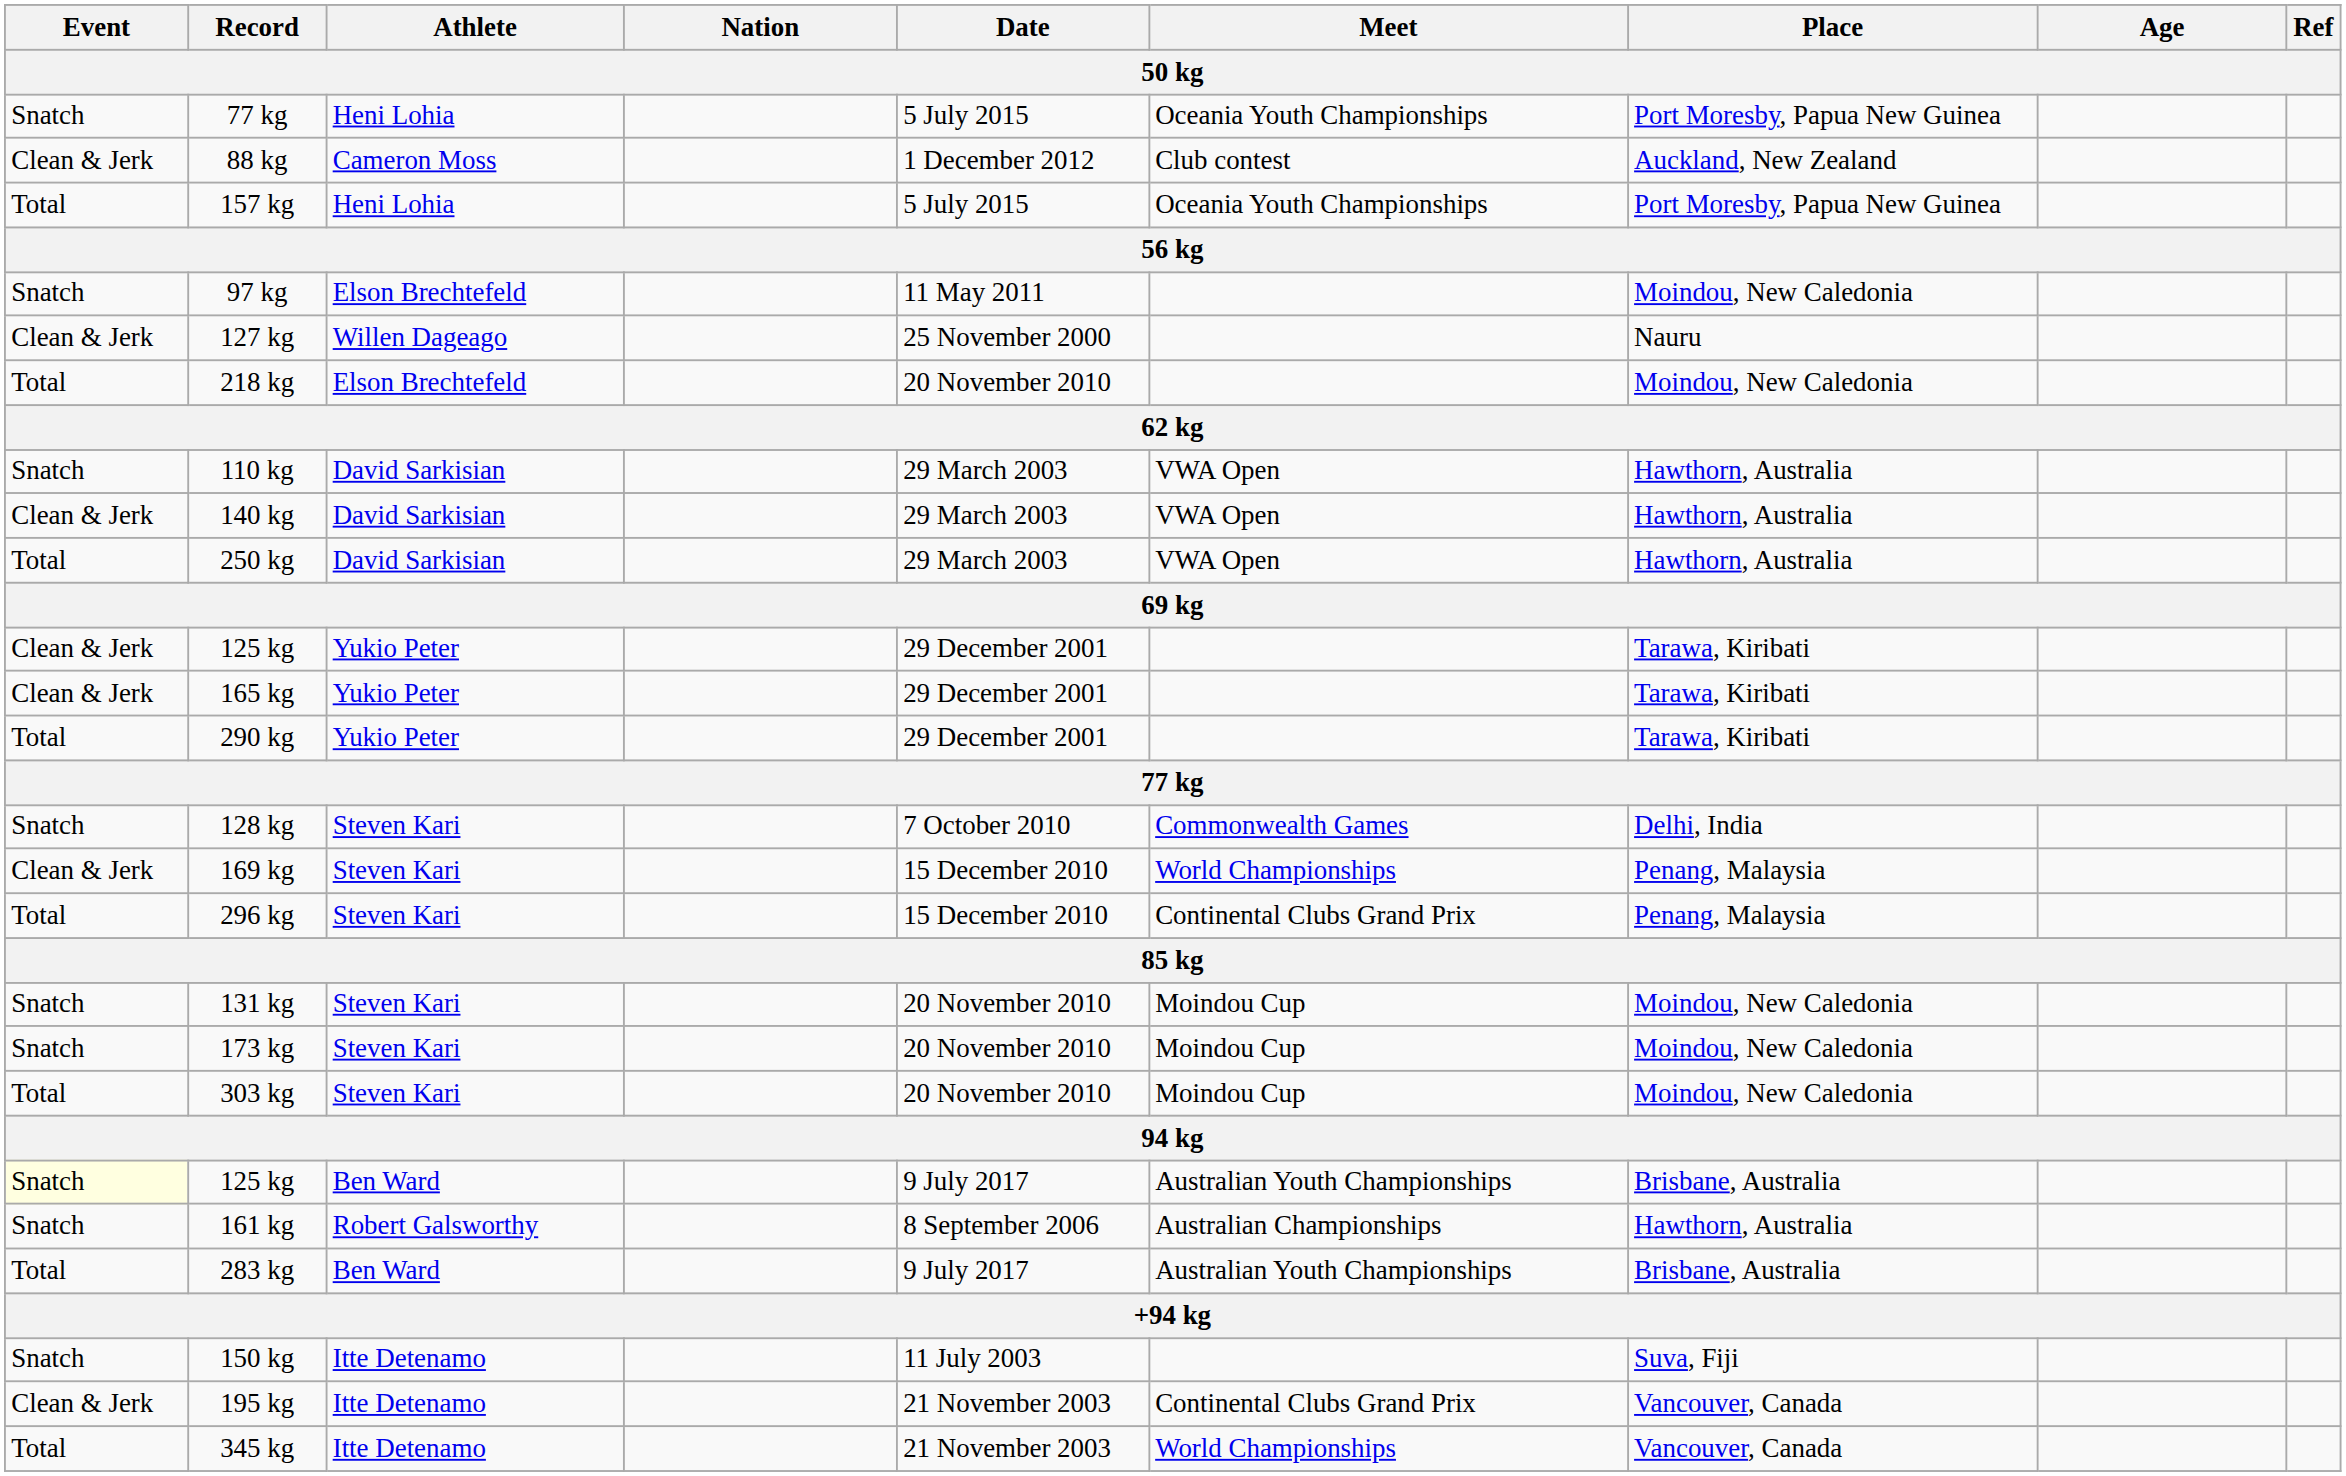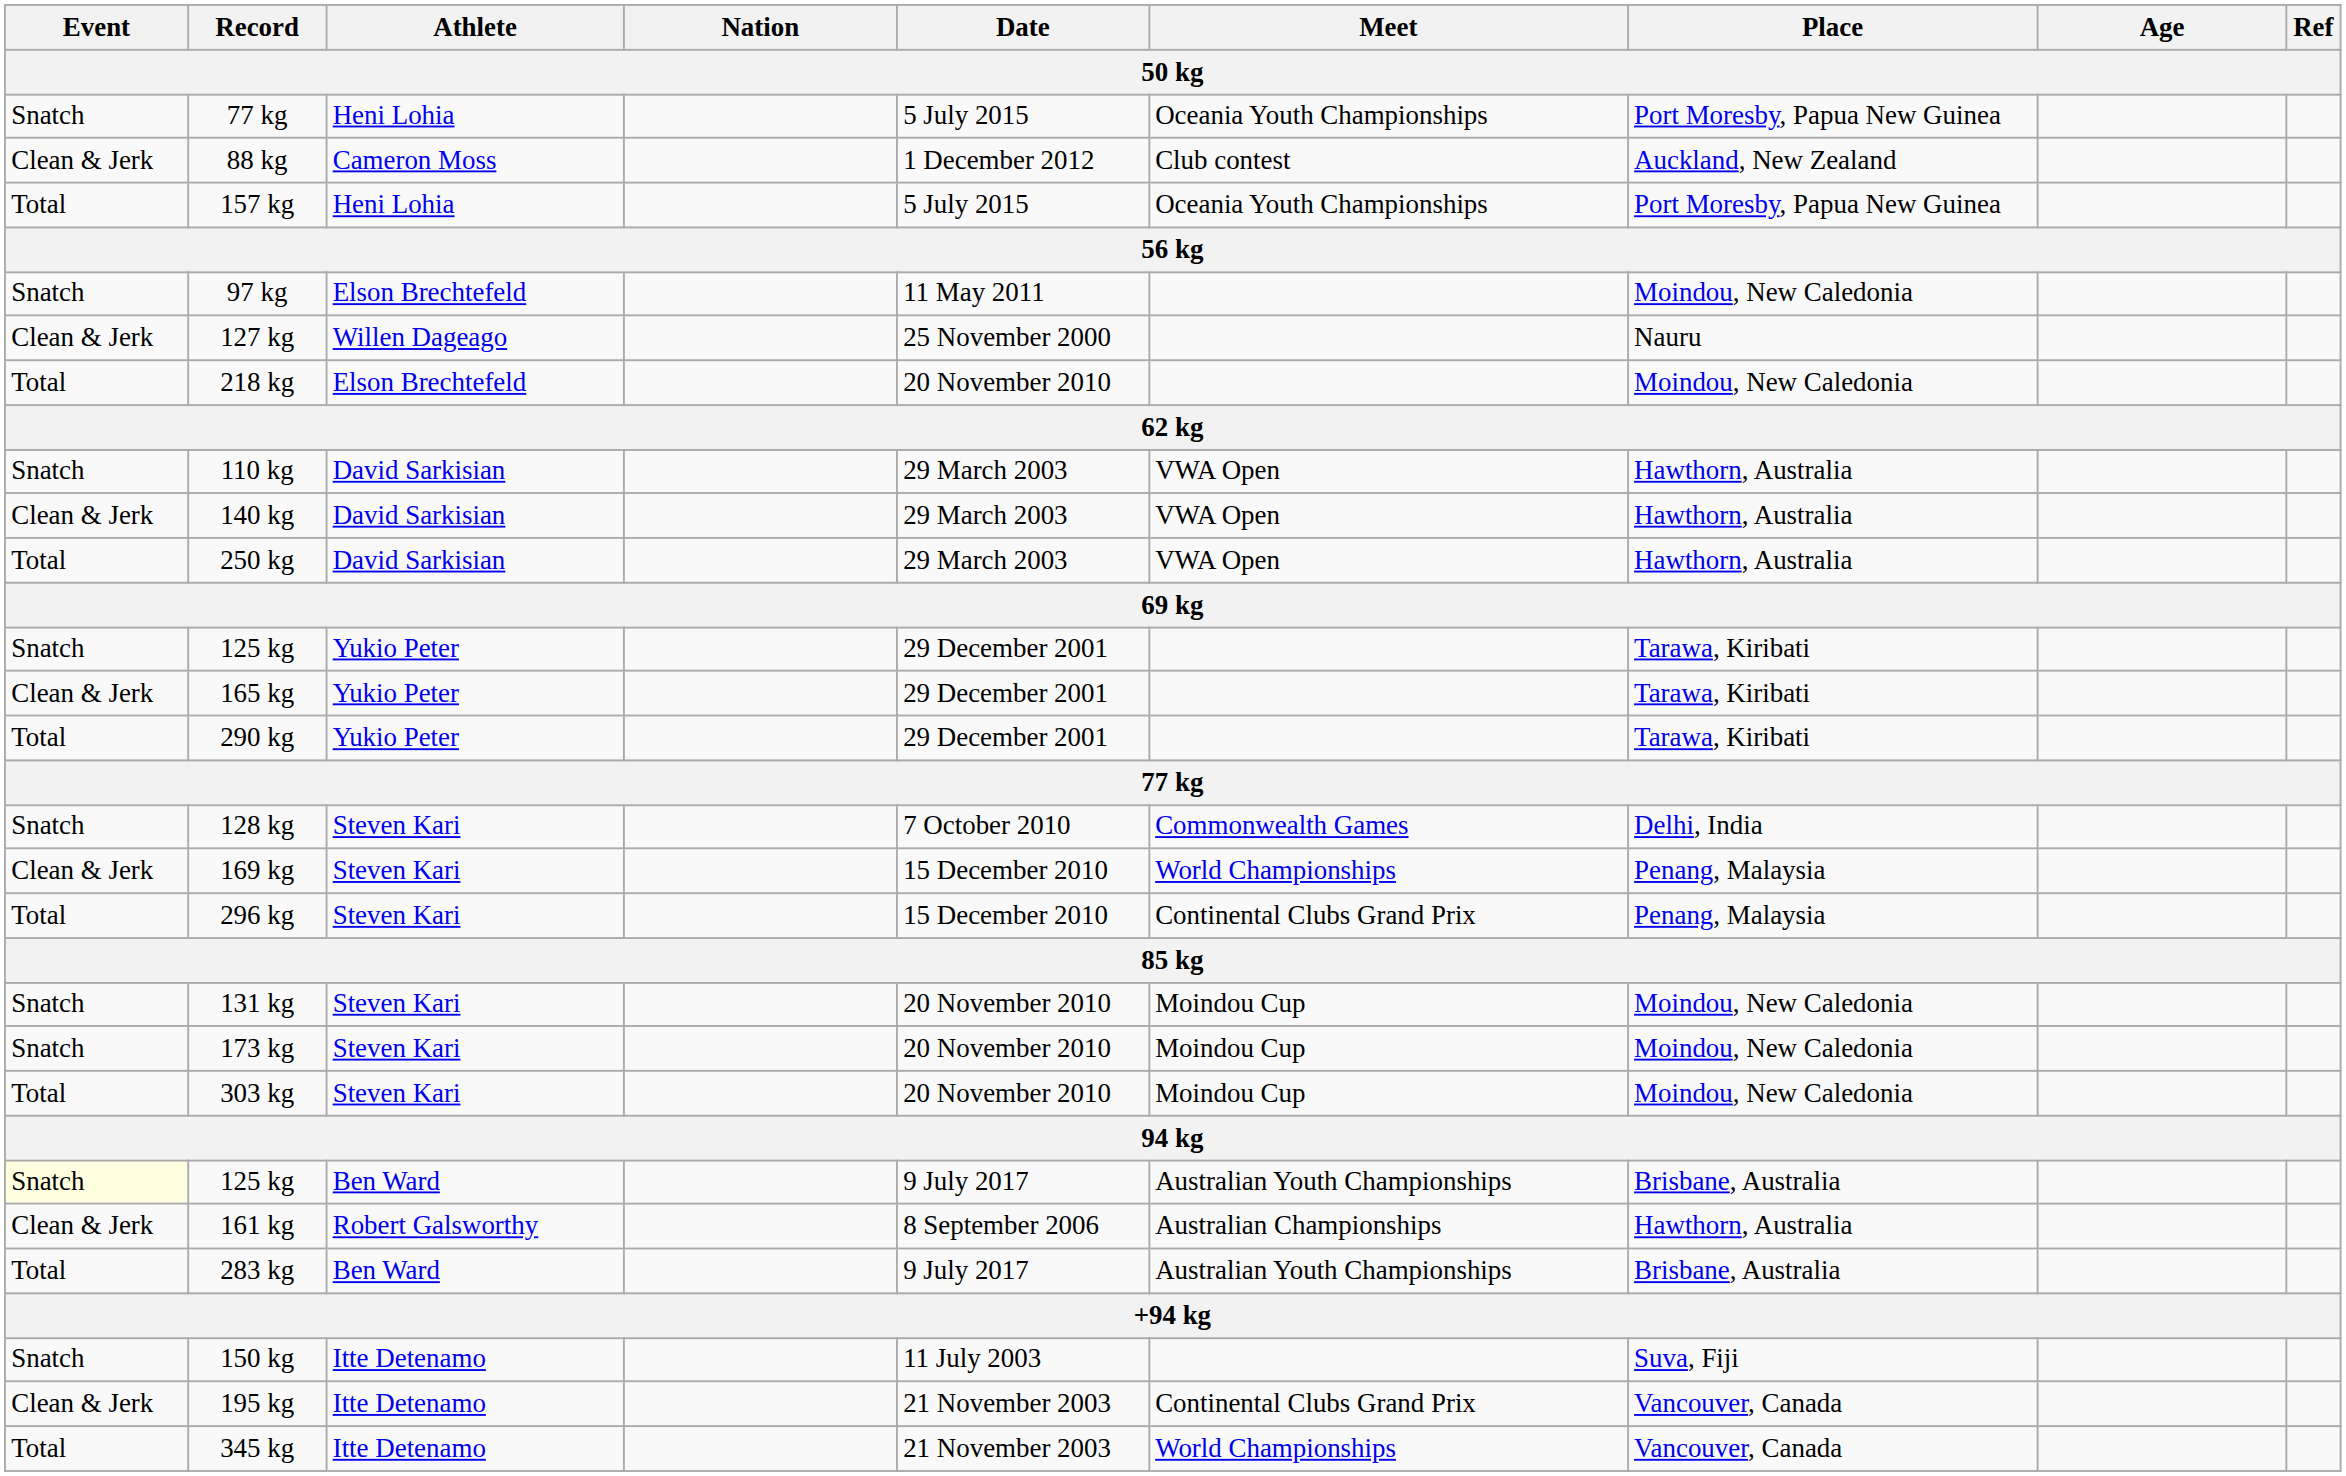(82, 648) Clean & Jerk -> (48, 648) Snatch
(48, 1226) Snatch -> (82, 1226) Clean & Jerk
